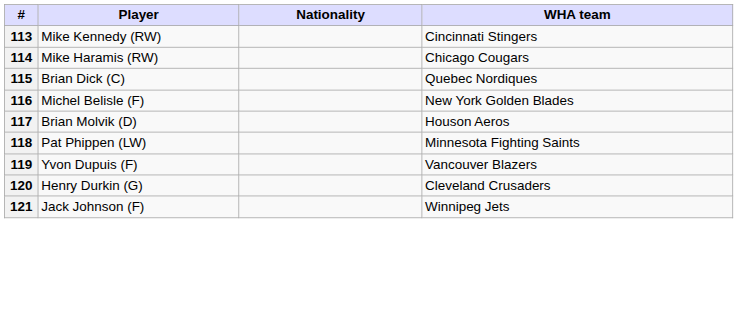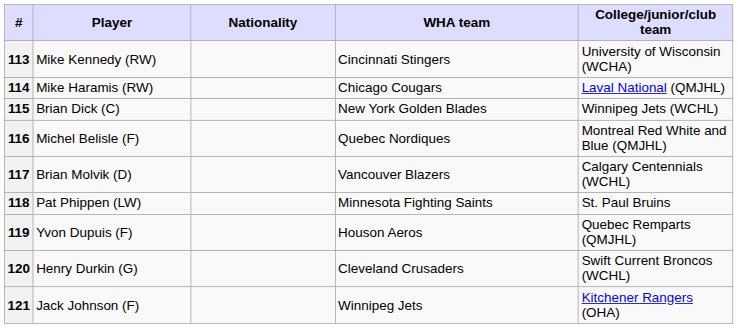+ column: (656, 22)
(481, 79) Quebec Nordiques -> (412, 109) New York Golden Blades
(499, 100) New York Golden Blades -> (394, 138) Quebec Nordiques
(467, 121) Houson Aeros -> (394, 174) Vancouver Blazers
(481, 164) Vancouver Blazers -> (380, 232) Houson Aeros
